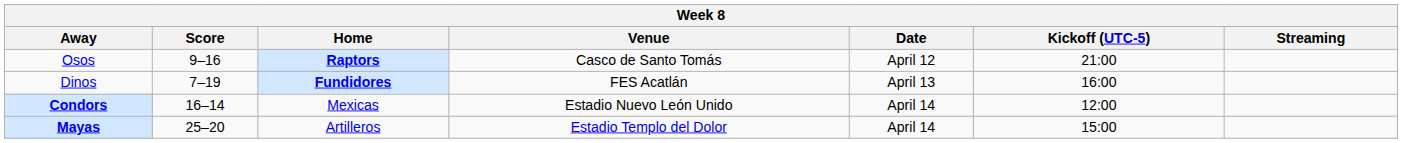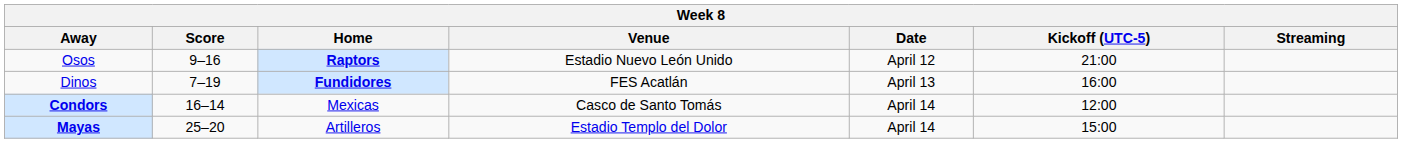(649, 60) Casco de Santo Tomás -> (649, 60) Estadio Nuevo León Unido
(649, 104) Estadio Nuevo León Unido -> (649, 104) Casco de Santo Tomás
